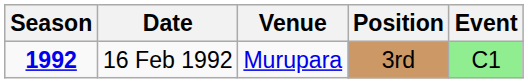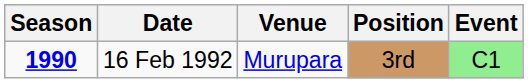(51, 60) 1992 -> (51, 60) 1990
